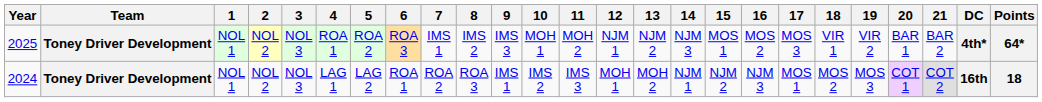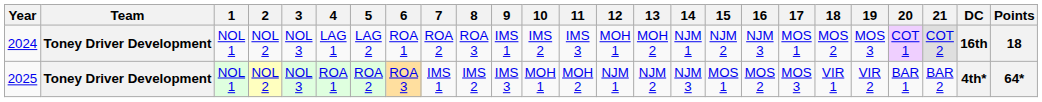rows swapped: (22, 79) <-> (22, 43)
